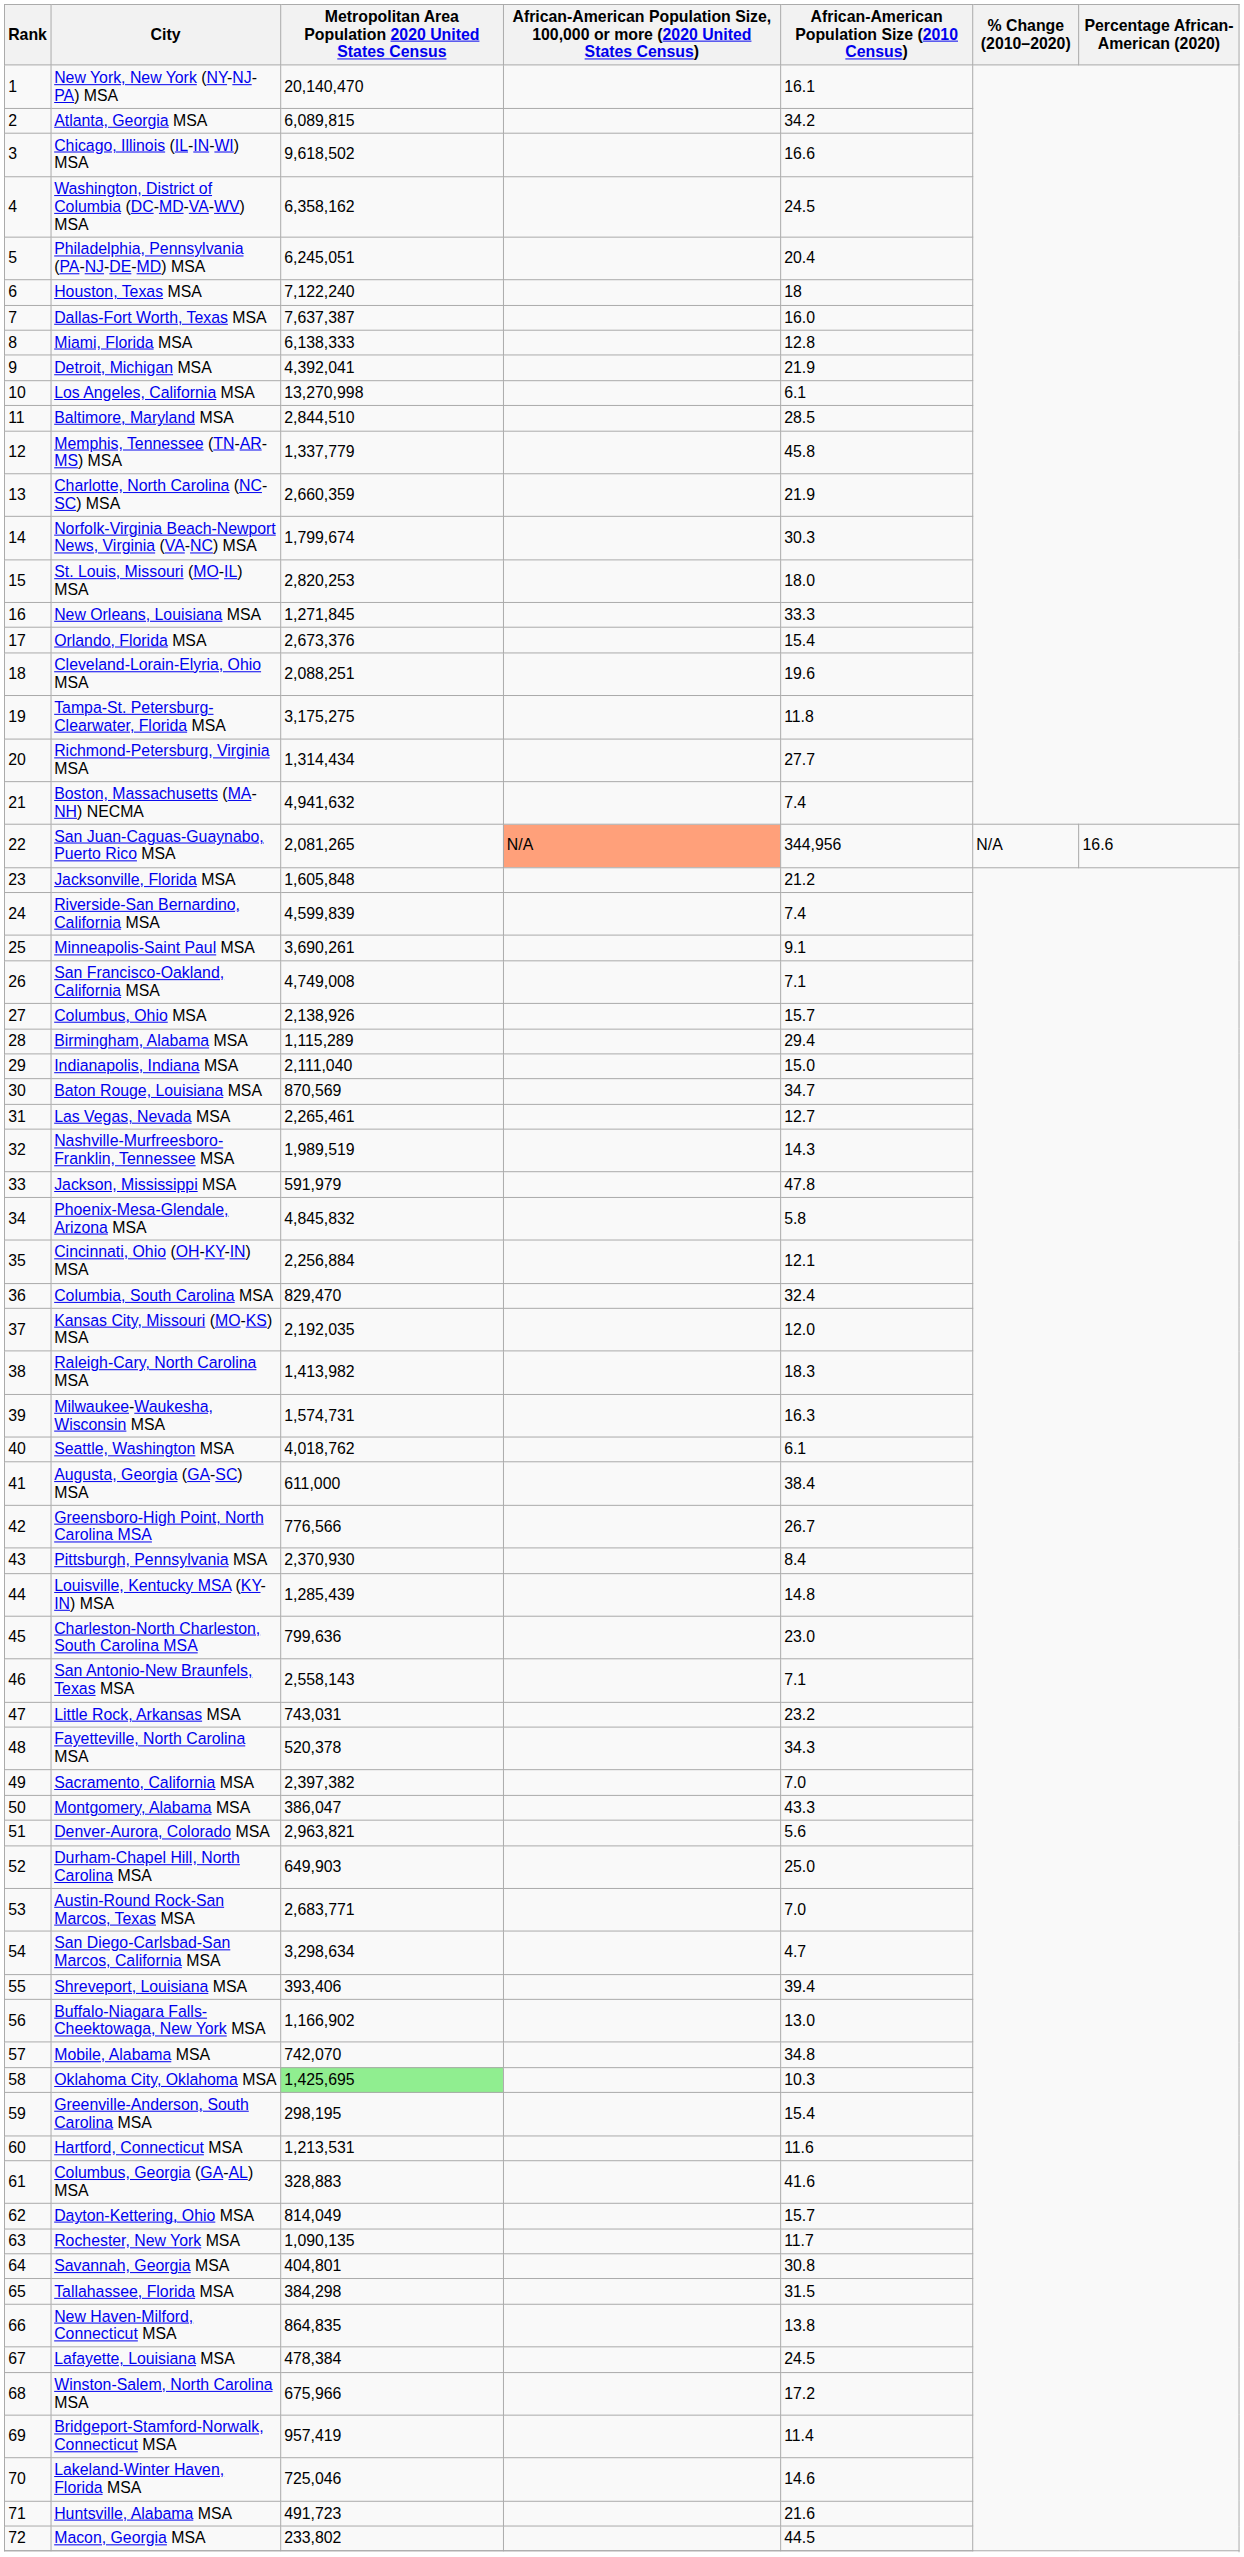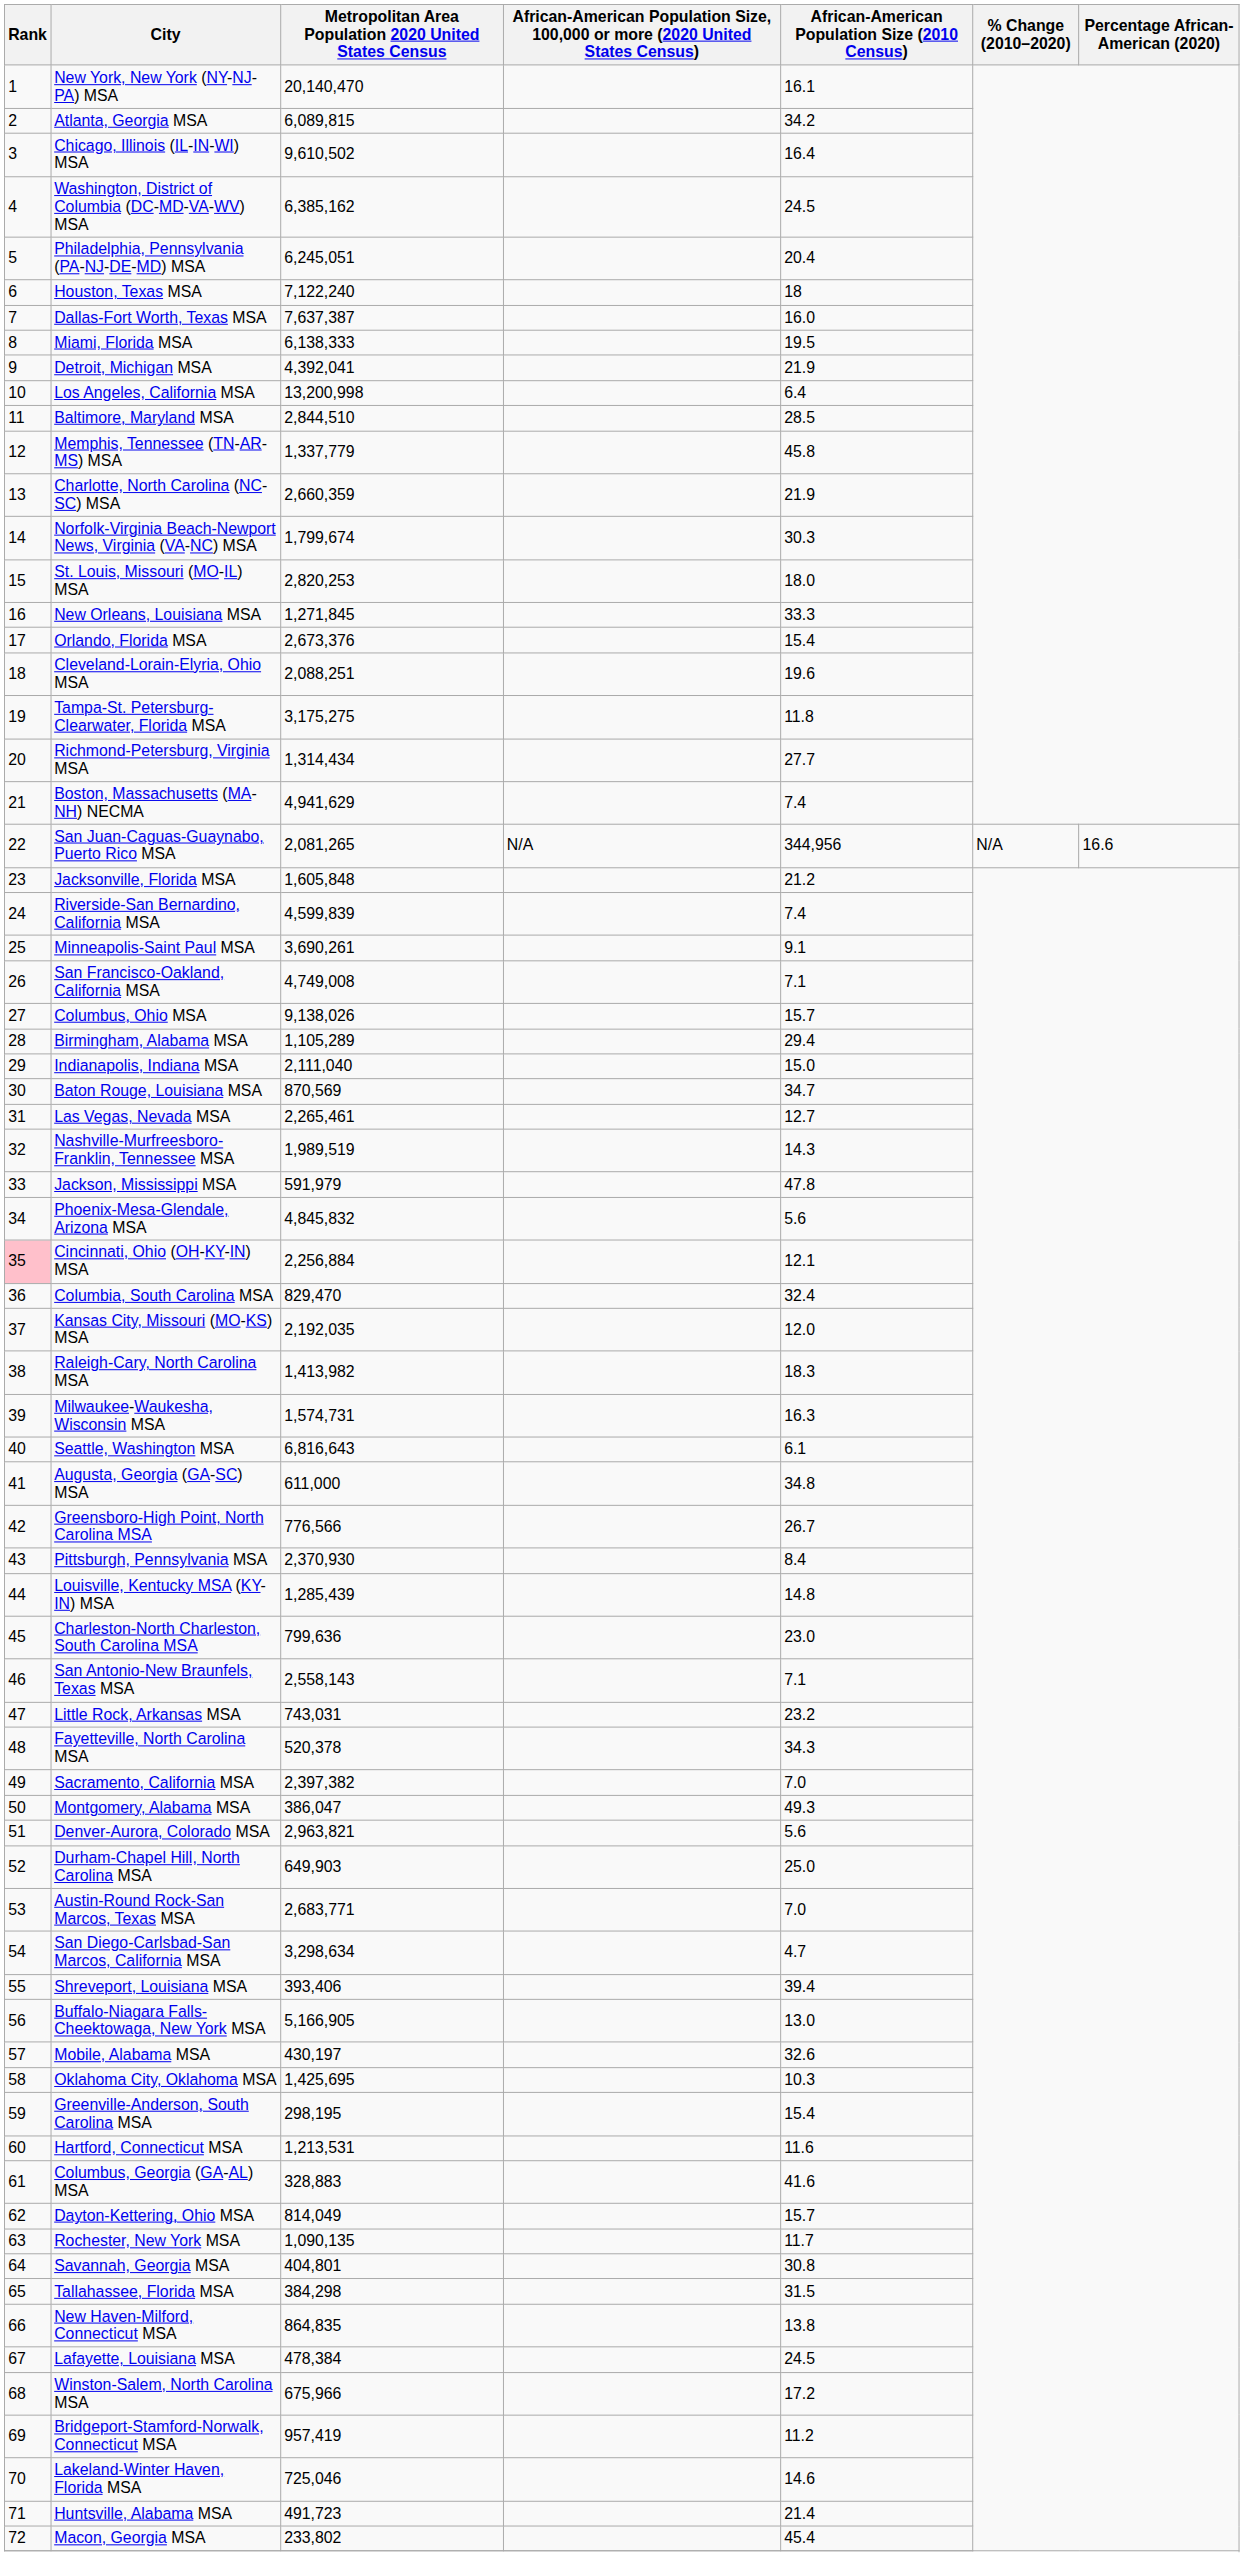(319, 154) 9,618,502 -> (319, 154) 9,610,502
(800, 154) 16.6 -> (800, 154) 16.4
(319, 206) 6,358,162 -> (319, 206) 6,385,162
(800, 342) 12.8 -> (800, 342) 19.5
(324, 393) 13,270,998 -> (324, 393) 13,200,998
(795, 393) 6.1 -> (795, 393) 6.4
(319, 802) 4,941,632 -> (319, 802) 4,941,629
(520, 845) lightsalmon background -> (520, 845) no background
(319, 1016) 2,138,926 -> (319, 1016) 9,138,026
(319, 1041) 1,115,289 -> (319, 1041) 1,105,289
(795, 1218) 5.8 -> (795, 1218) 5.6
(17, 1261) no background -> (17, 1261) pink background
(319, 1449) 4,018,762 -> (319, 1449) 6,816,643
(800, 1483) 38.4 -> (800, 1483) 34.8
(800, 1807) 43.3 -> (800, 1807) 49.3
(319, 2020) 1,166,902 -> (319, 2020) 5,166,905
(313, 2054) 742,070 -> (313, 2054) 430,197
(800, 2054) 34.8 -> (800, 2054) 32.6
(319, 2079) lightgreen background -> (319, 2079) no background
(799, 2436) 11.4 -> (799, 2436) 11.2
(800, 2513) 21.6 -> (800, 2513) 21.4
(800, 2538) 44.5 -> (800, 2538) 45.4
